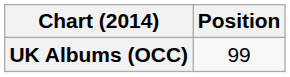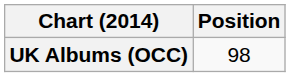(239, 54) 99 -> (239, 54) 98
